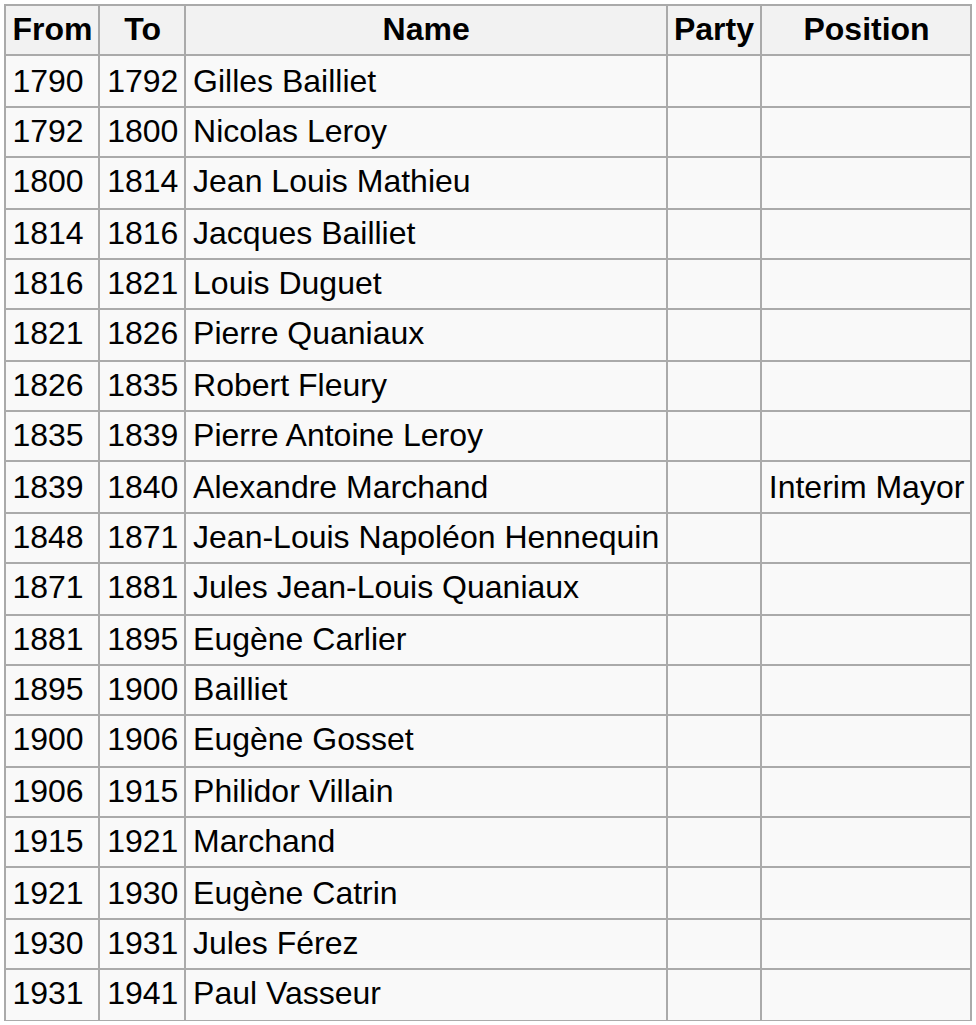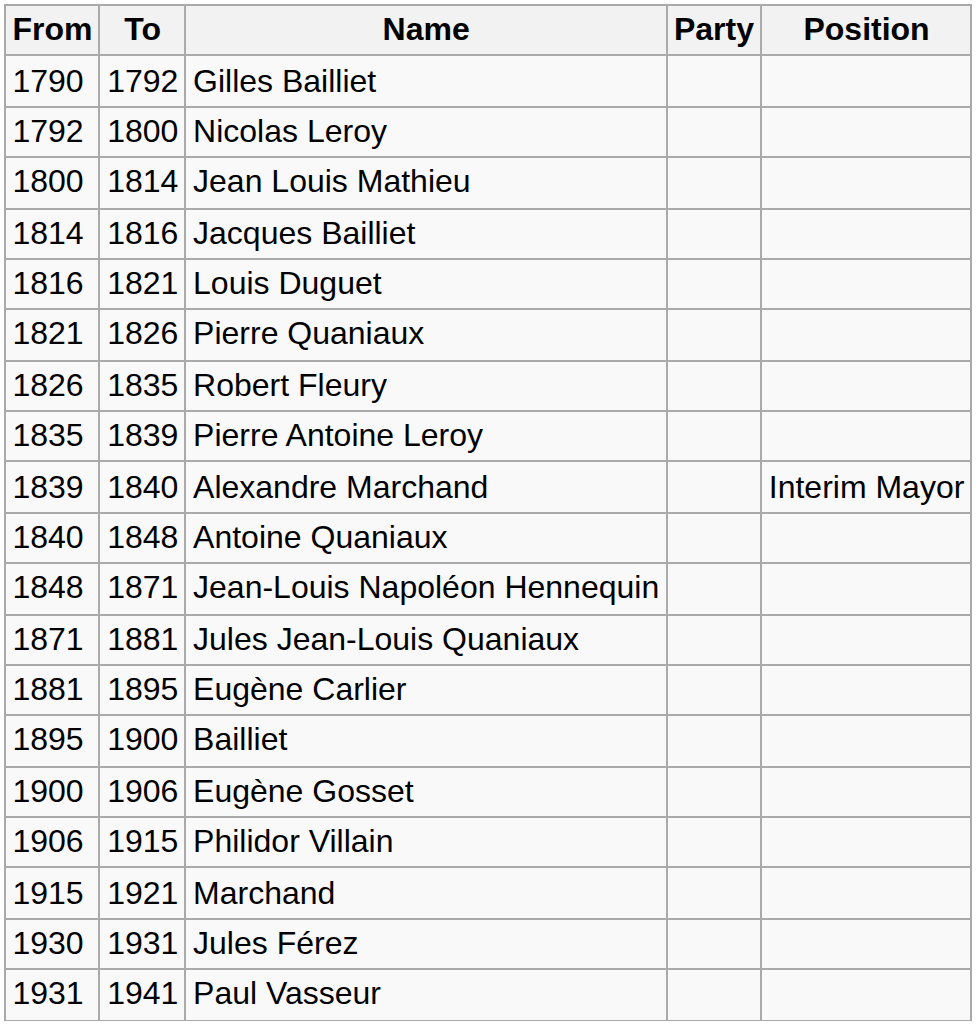+ row: (320, 537)
- row: (295, 892)
